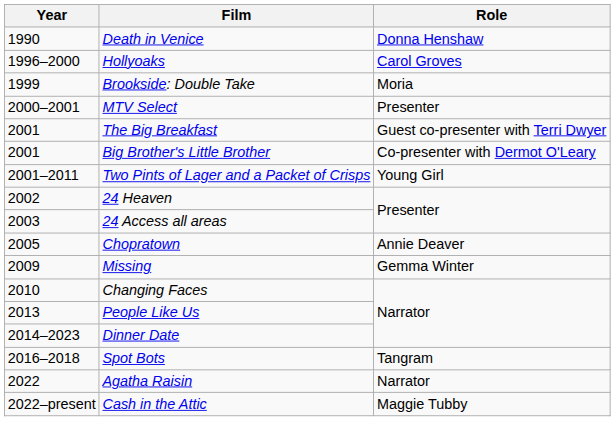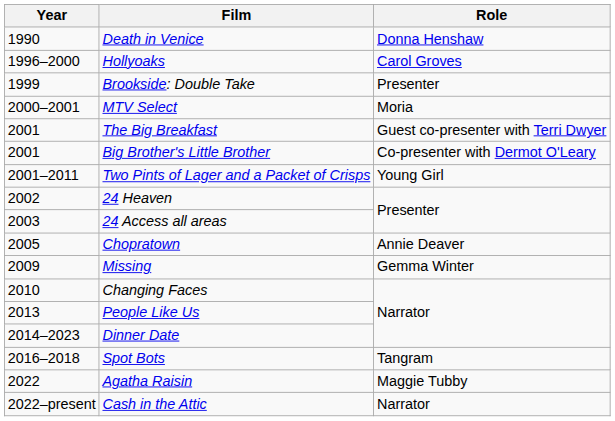(395, 84) Moria -> (408, 84) Presenter
(408, 107) Presenter -> (395, 107) Moria
(403, 381) Narrator -> (422, 381) Maggie Tubby
(422, 404) Maggie Tubby -> (403, 404) Narrator
